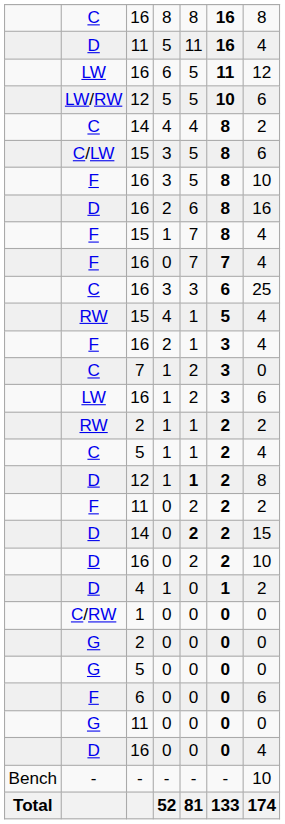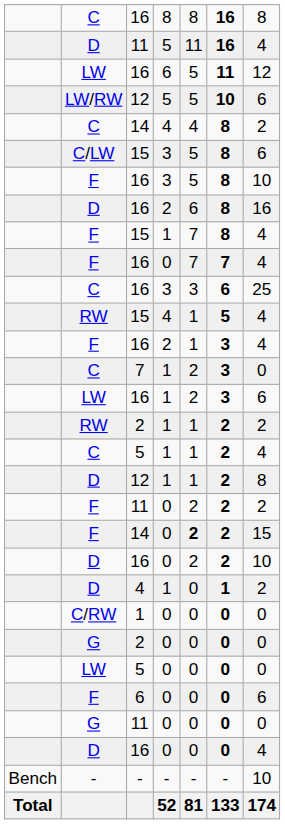(194, 479) bold -> (194, 479) normal
(94, 533) D -> (94, 533) F
(94, 669) G -> (94, 669) LW
